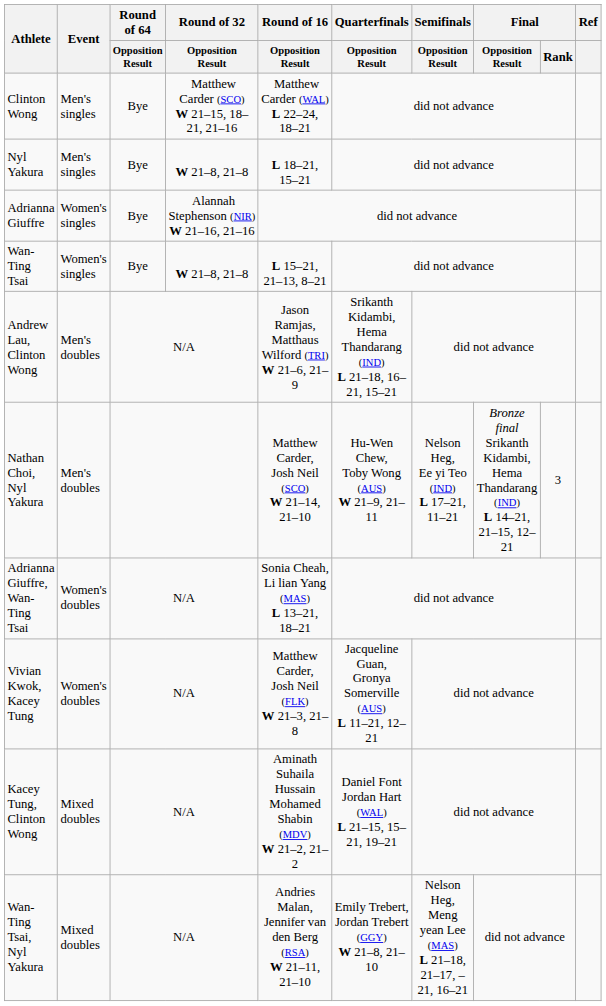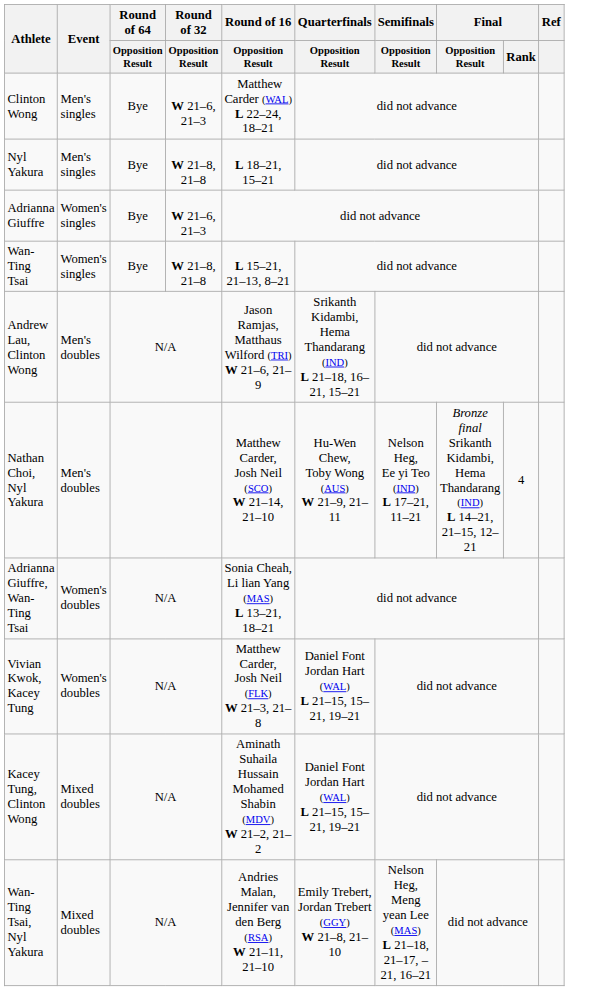(212, 106) Matthew Carder (SCO) W 21–15, 18–21, 21–16 -> (193, 114) W 21–6, 21–3
(212, 215) Alannah Stephenson (NIR) W 21–16, 21–16 -> (193, 223) W 21–6, 21–3
(558, 480) 3 -> (521, 480) 4
(372, 694) Jacqueline Guan, Gronya Somerville (AUS) L 11–21, 12–21 -> (335, 686) Daniel Font Jordan Hart (WAL) L 21–15, 15–21, 19–21
